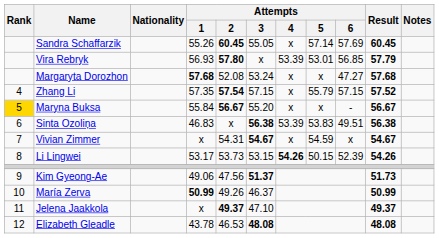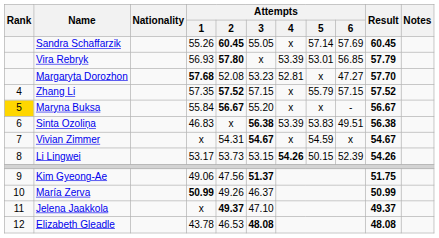(261, 76) 53.24 -> (261, 76) 53.23
(291, 76) x -> (291, 76) 52.81
(383, 76) 57.68 -> (383, 76) 57.70
(231, 92) 57.54 -> (231, 92) 57.52
(383, 177) 51.73 -> (383, 177) 51.75
